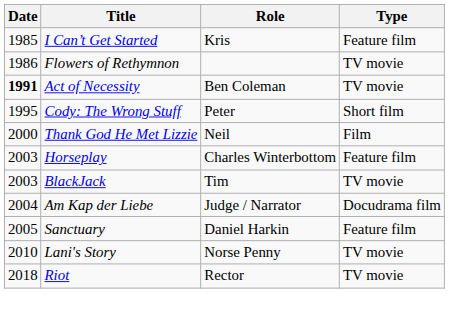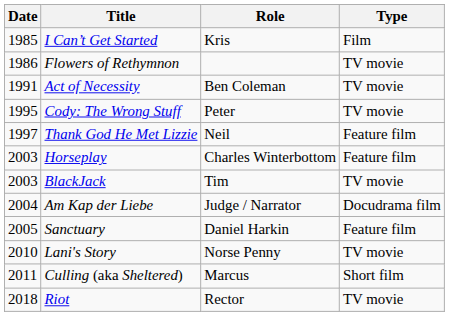(380, 39) Feature film -> (357, 39) Film
(23, 87) bold -> (23, 87) normal
(373, 110) Short film -> (373, 110) TV movie
(23, 134) 2000 -> (23, 134) 1997
(357, 134) Film -> (380, 134) Feature film
+ row: (114, 275)
